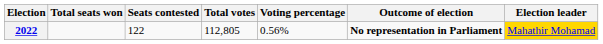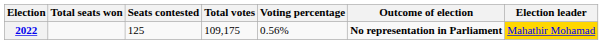(136, 30) 122 -> (136, 30) 125
(222, 30) 112,805 -> (222, 30) 109,175
